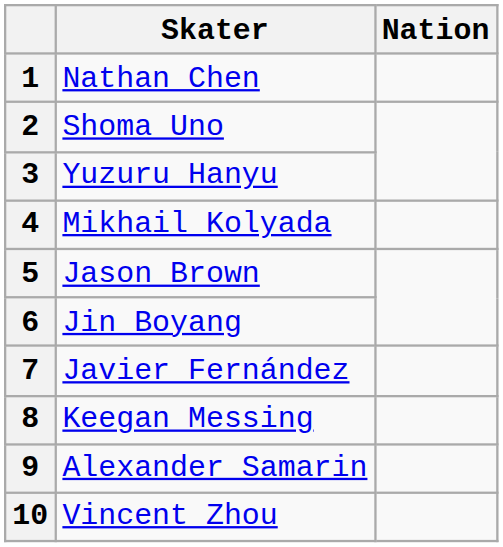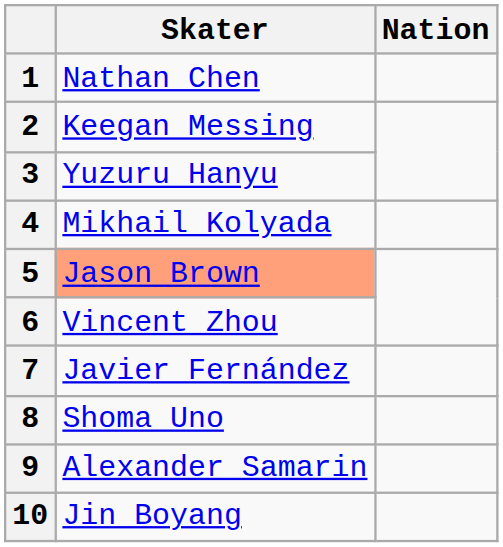(143, 127) Shoma Uno -> (188, 127) Keegan Messing
(161, 273) no background -> (161, 273) lightsalmon background
(152, 322) Jin Boyang -> (170, 322) Vincent Zhou
(188, 419) Keegan Messing -> (143, 419) Shoma Uno
(170, 517) Vincent Zhou -> (152, 517) Jin Boyang
